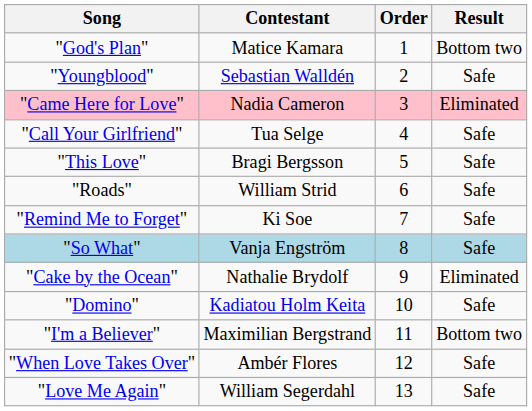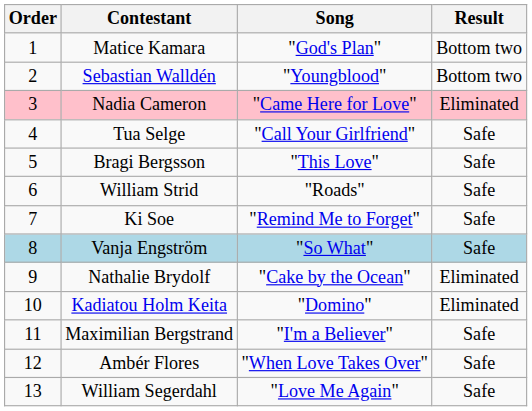columns swapped: (404, 18) <-> (102, 18)
(479, 76) Safe -> (479, 76) Bottom two
(479, 305) Safe -> (479, 305) Eliminated
(479, 334) Bottom two -> (479, 334) Safe
